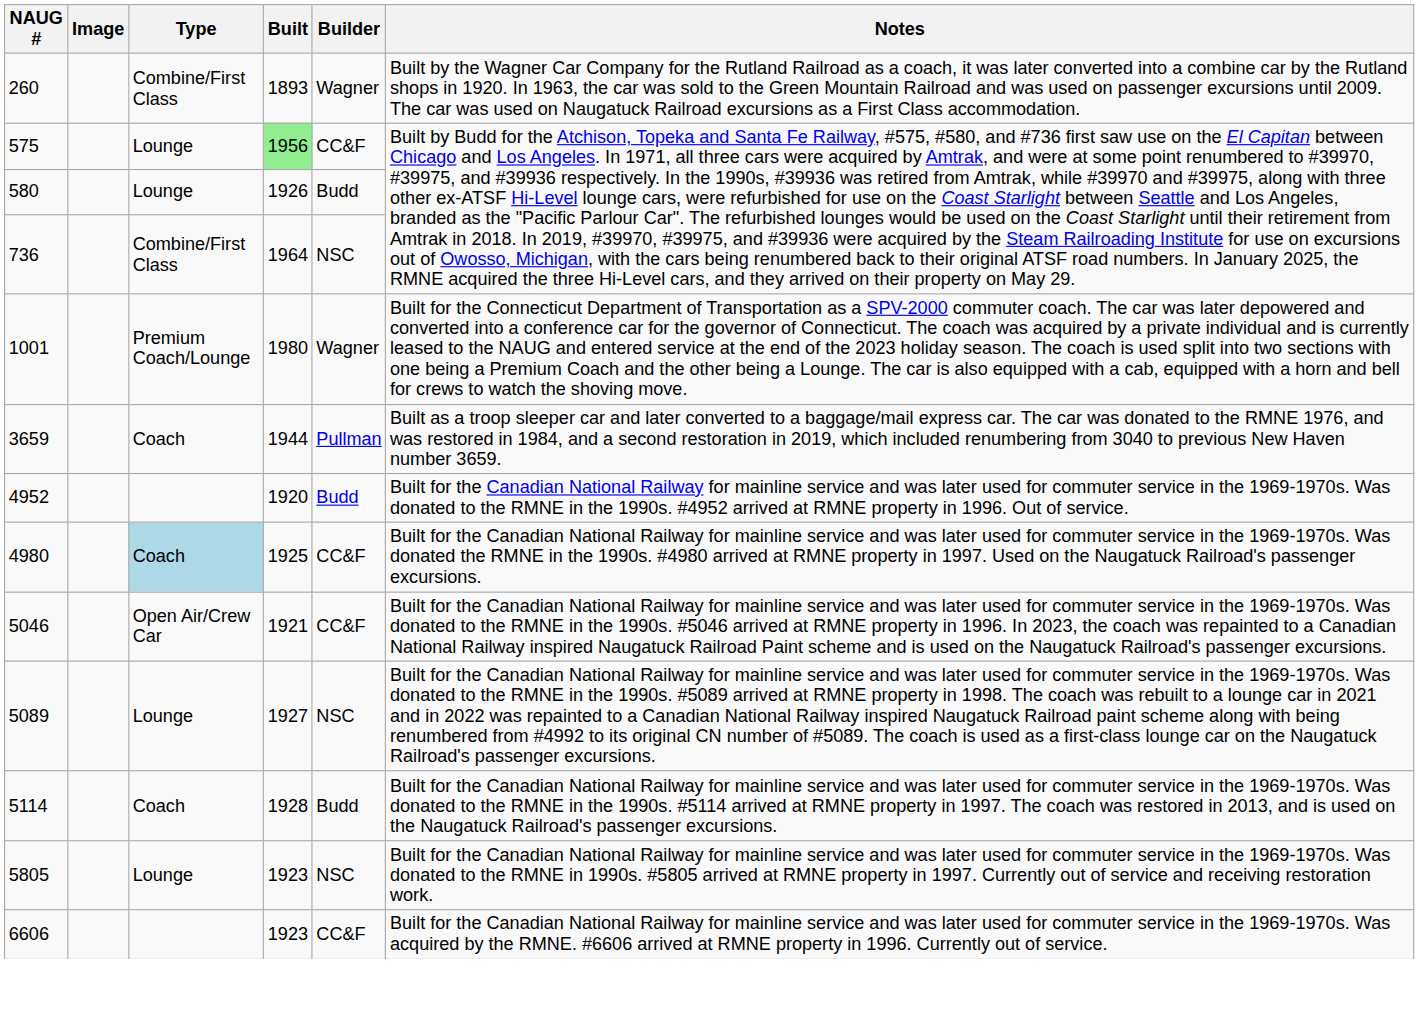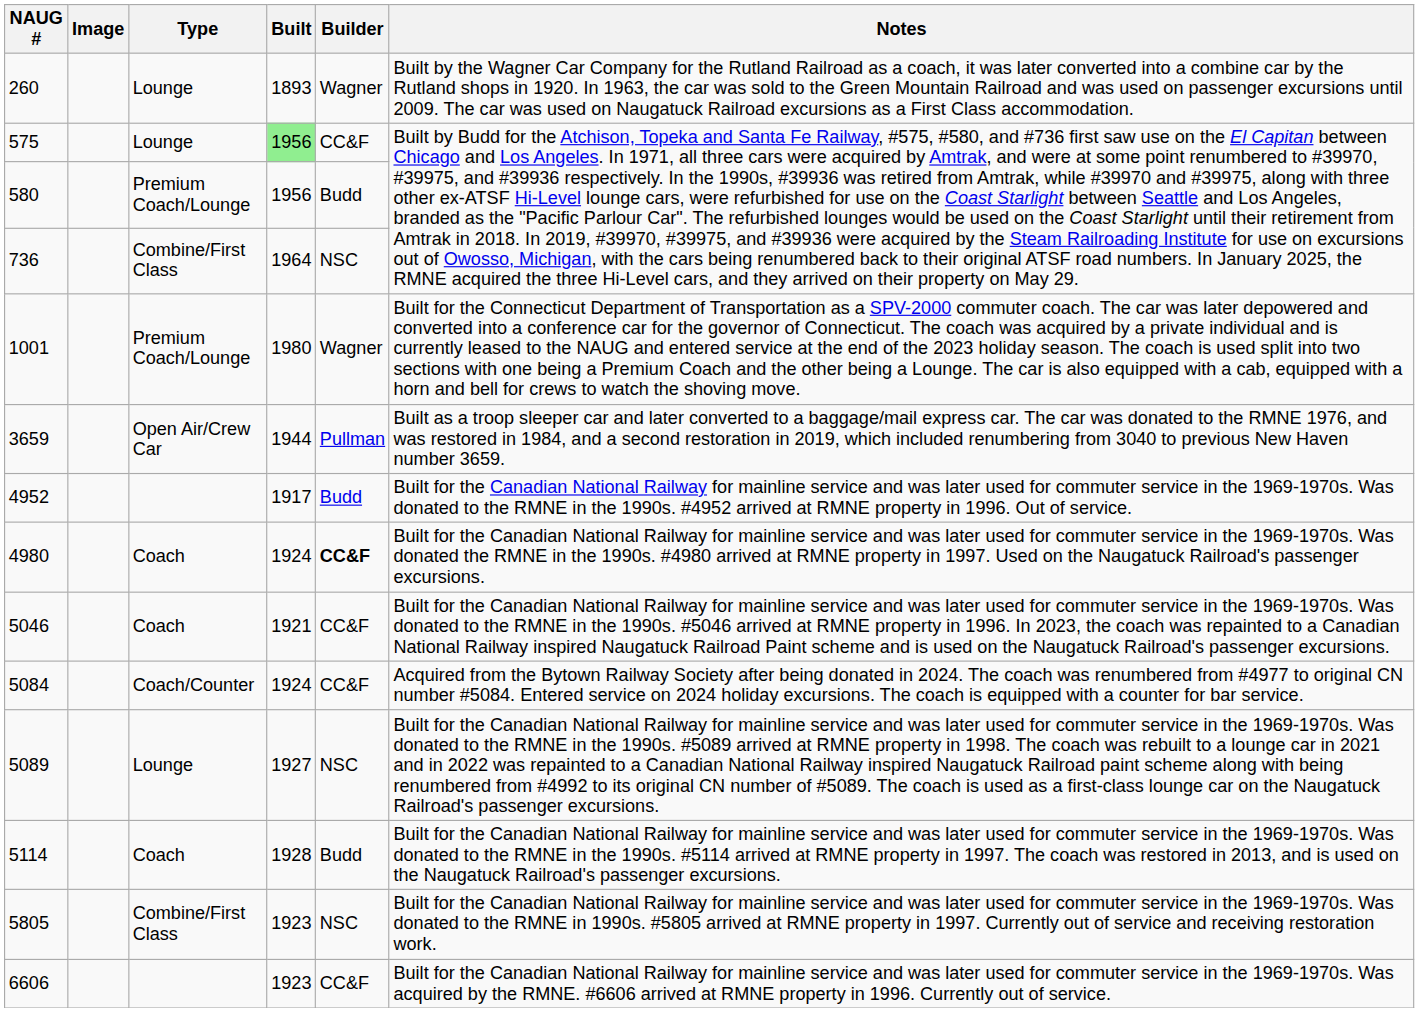(189, 88) Combine/First Class -> (163, 88) Lounge
(163, 192) Lounge -> (191, 194) Premium Coach/Lounge
(288, 192) 1926 -> (291, 194) 1956
(159, 438) Coach -> (191, 438) Open Air/Crew Car
(288, 497) 1920 -> (291, 497) 1917
(159, 556) lightblue background -> (159, 556) no background
(288, 556) 1925 -> (291, 556) 1924
(341, 556) normal -> (345, 556) bold
(191, 626) Open Air/Crew Car -> (159, 626) Coach
+ row: (29, 685)
(163, 875) Lounge -> (189, 924) Combine/First Class
